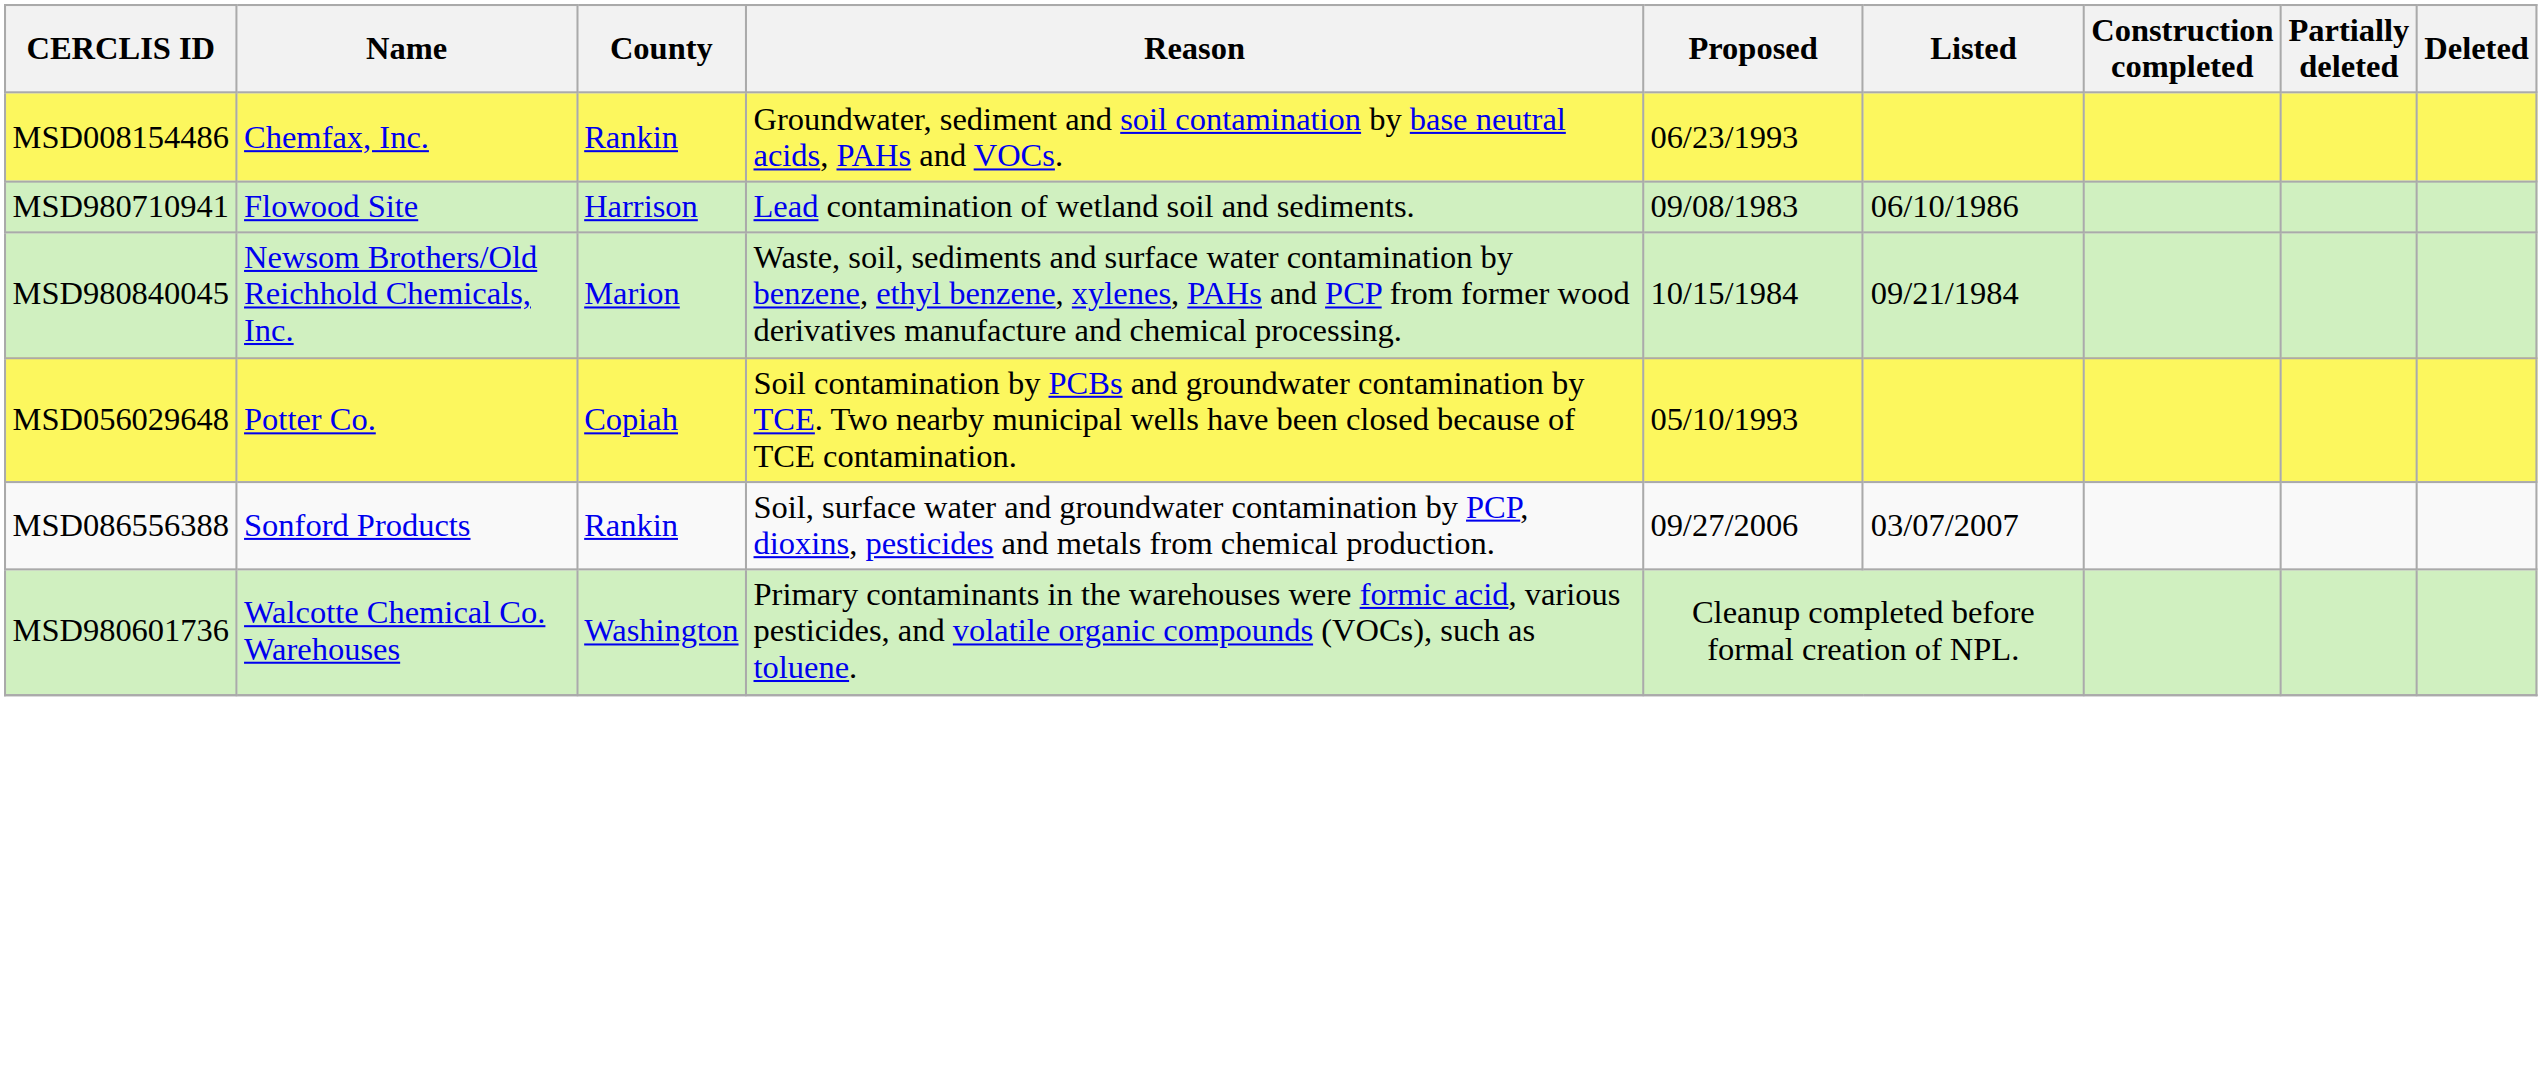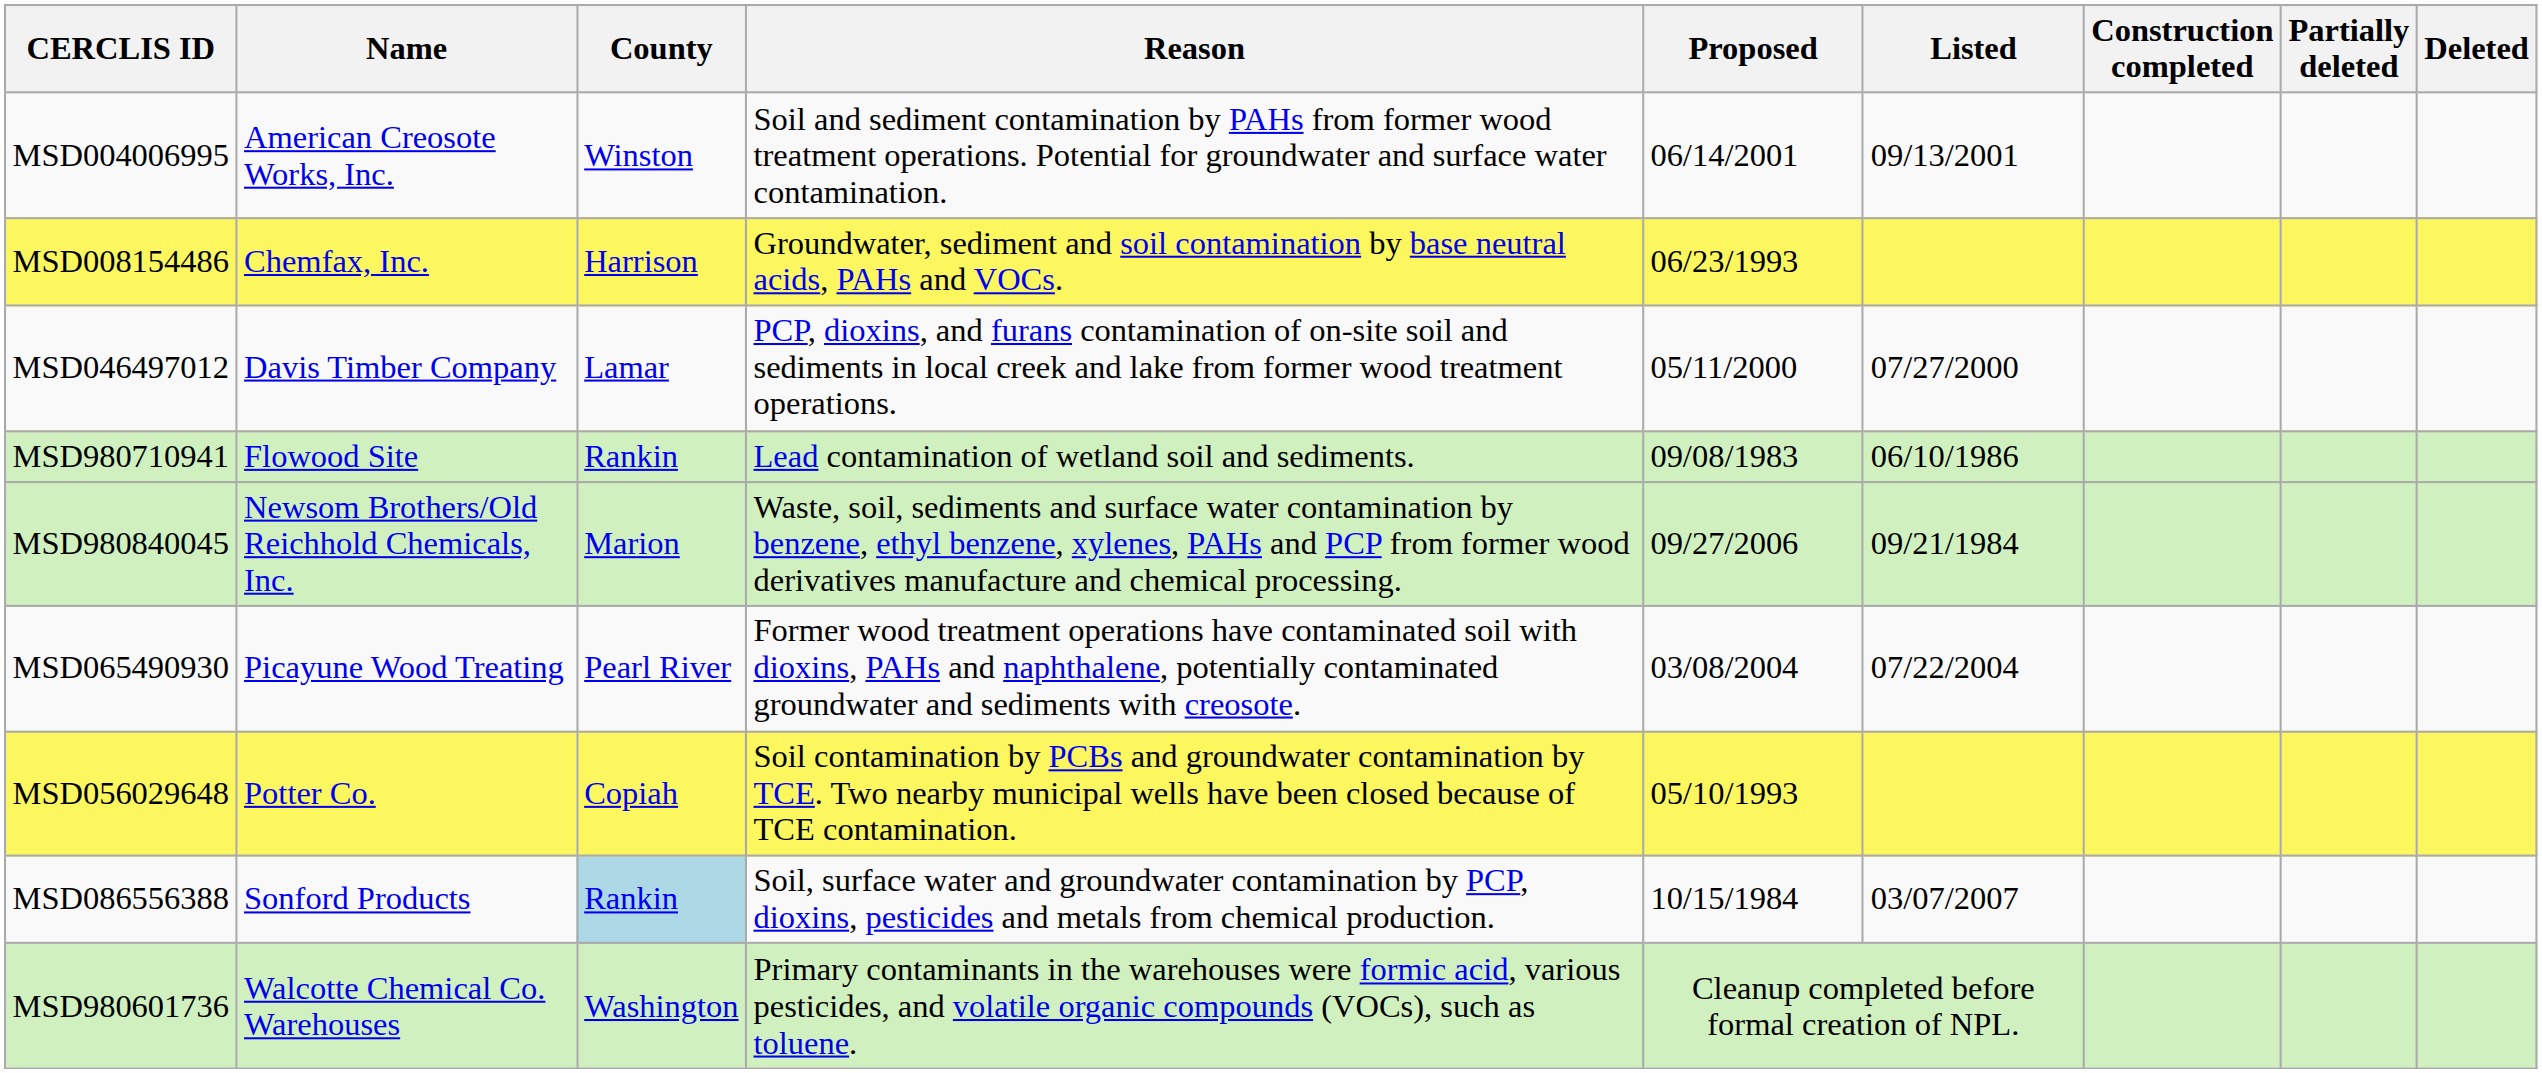+ row: (121, 154)
(631, 136) Rankin -> (641, 261) Harrison
+ row: (121, 367)
(641, 206) Harrison -> (631, 455) Rankin
(1724, 294) 10/15/1984 -> (1724, 543) 09/27/2006
+ row: (121, 668)
(631, 525) no background -> (631, 899) lightblue background
(1724, 525) 09/27/2006 -> (1724, 899) 10/15/1984
